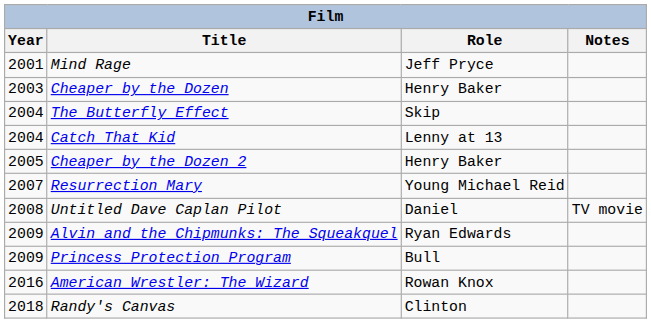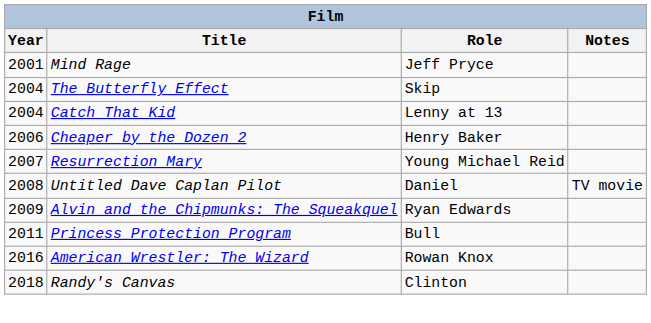- row: (140, 89)
(26, 162) 2005 -> (26, 137) 2006
(26, 258) 2009 -> (26, 234) 2011
